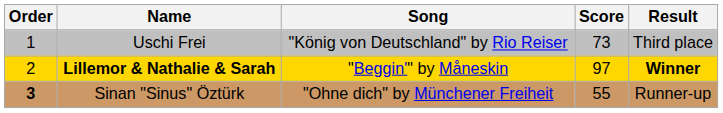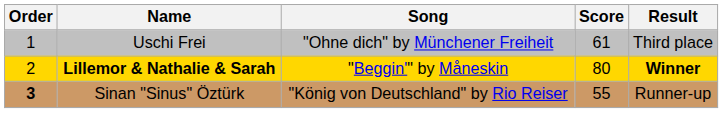(428, 42) "König von Deutschland" by Rio Reiser -> (428, 42) "Ohne dich" by Münchener Freiheit
(602, 42) 73 -> (602, 42) 61
(602, 68) 97 -> (602, 68) 80
(428, 94) "Ohne dich" by Münchener Freiheit -> (428, 94) "König von Deutschland" by Rio Reiser
